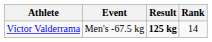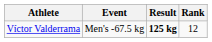(193, 29) 14 -> (193, 29) 12
